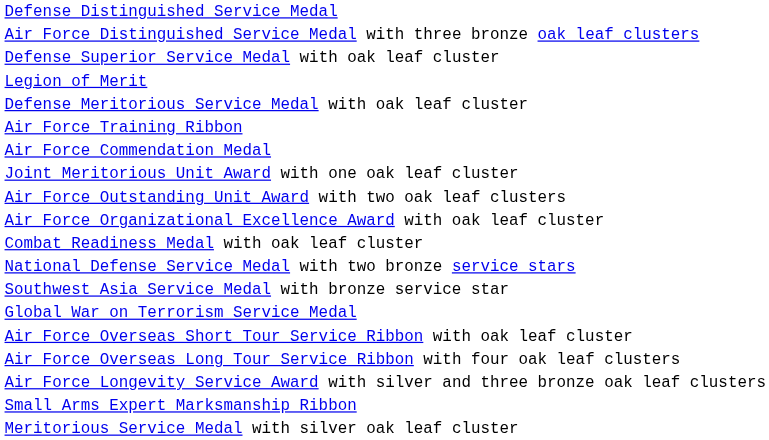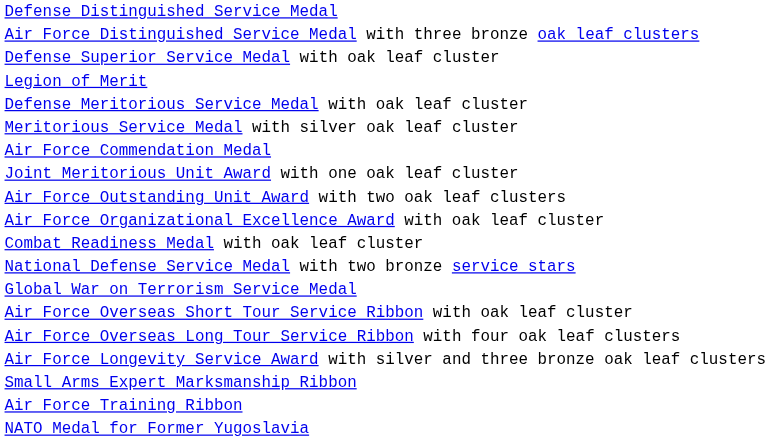rows swapped: (262, 429) <-> (124, 128)
- row: (257, 290)
+ row: (157, 429)
